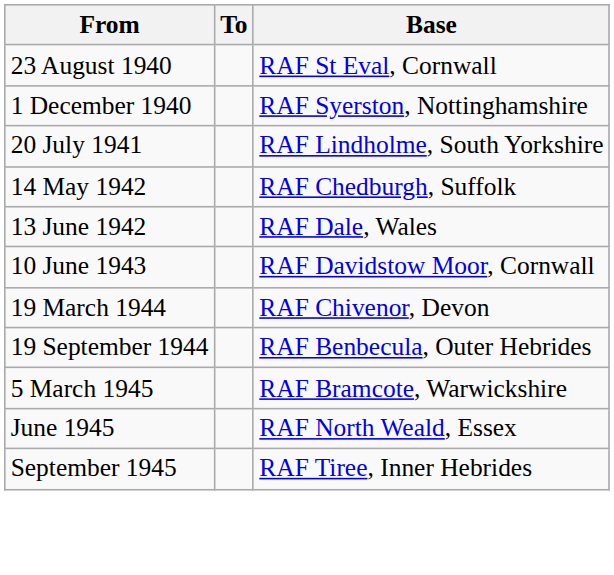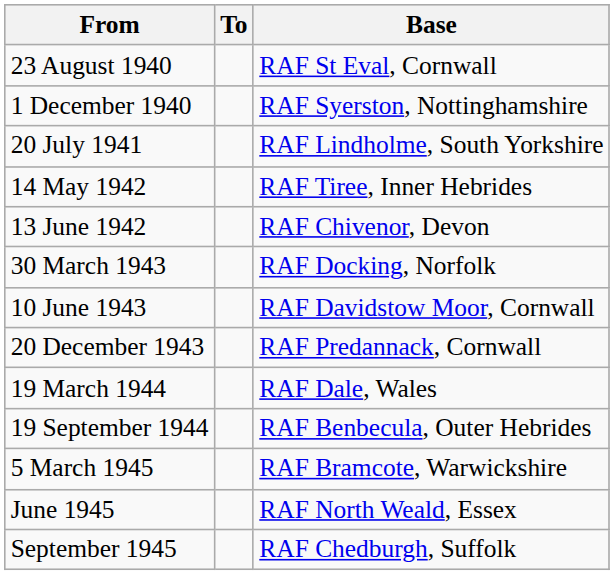(388, 186) RAF Chedburgh, Suffolk -> (396, 186) RAF Tiree, Inner Hebrides
(348, 226) RAF Dale, Wales -> (374, 226) RAF Chivenor, Devon
+ row: (88, 266)
+ row: (107, 347)
(374, 307) RAF Chivenor, Devon -> (348, 387) RAF Dale, Wales
(396, 468) RAF Tiree, Inner Hebrides -> (388, 549) RAF Chedburgh, Suffolk
